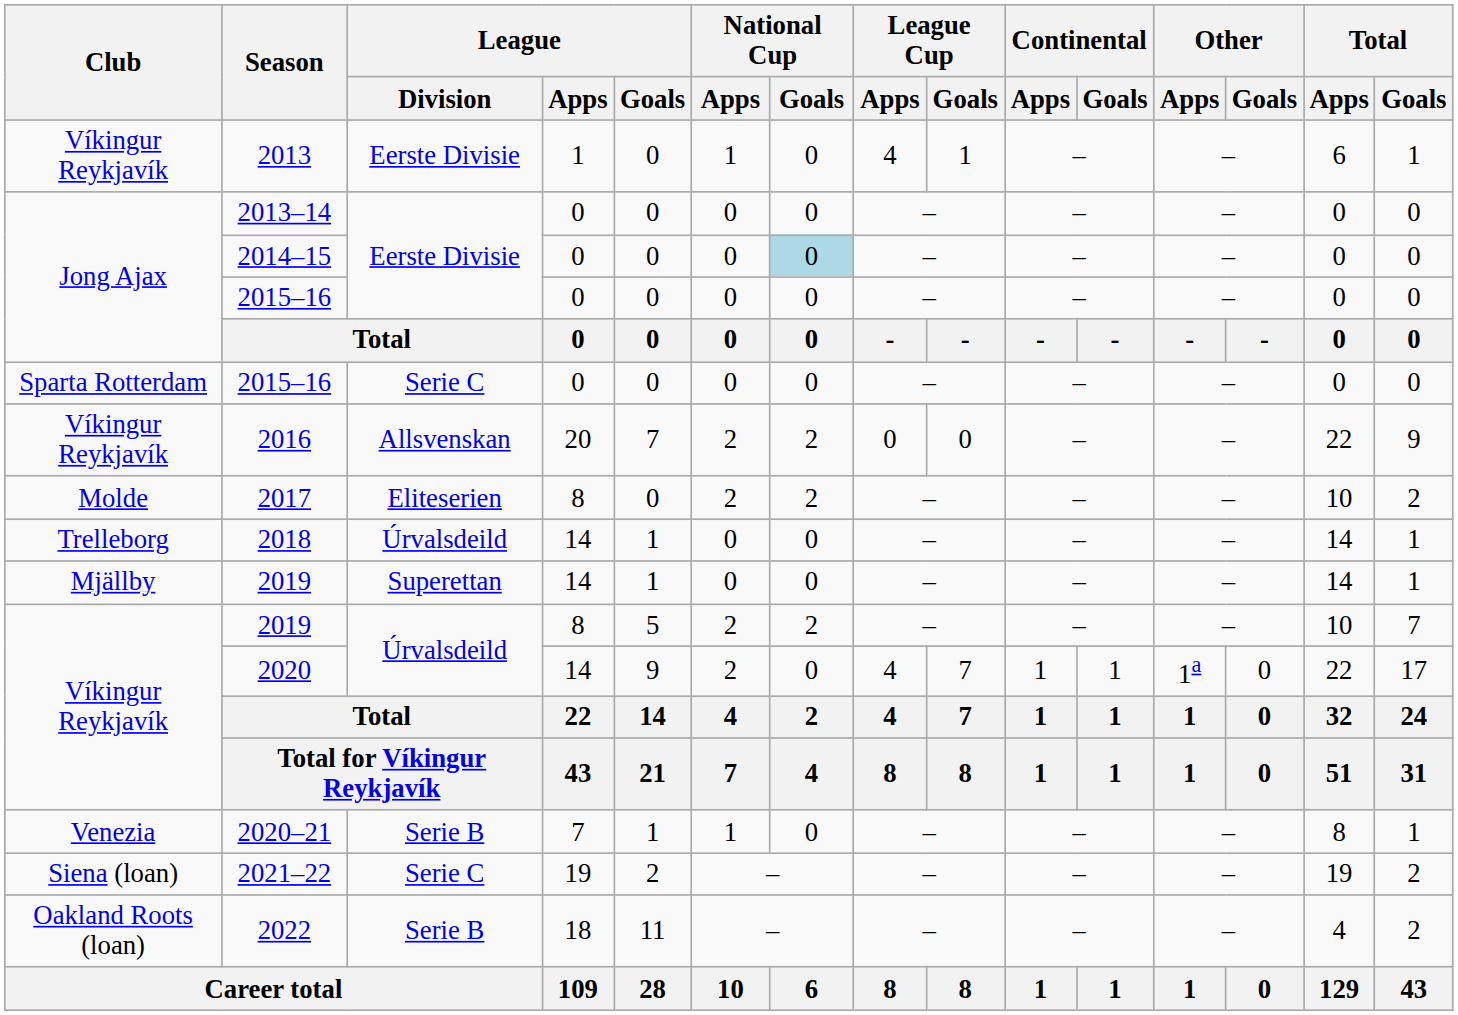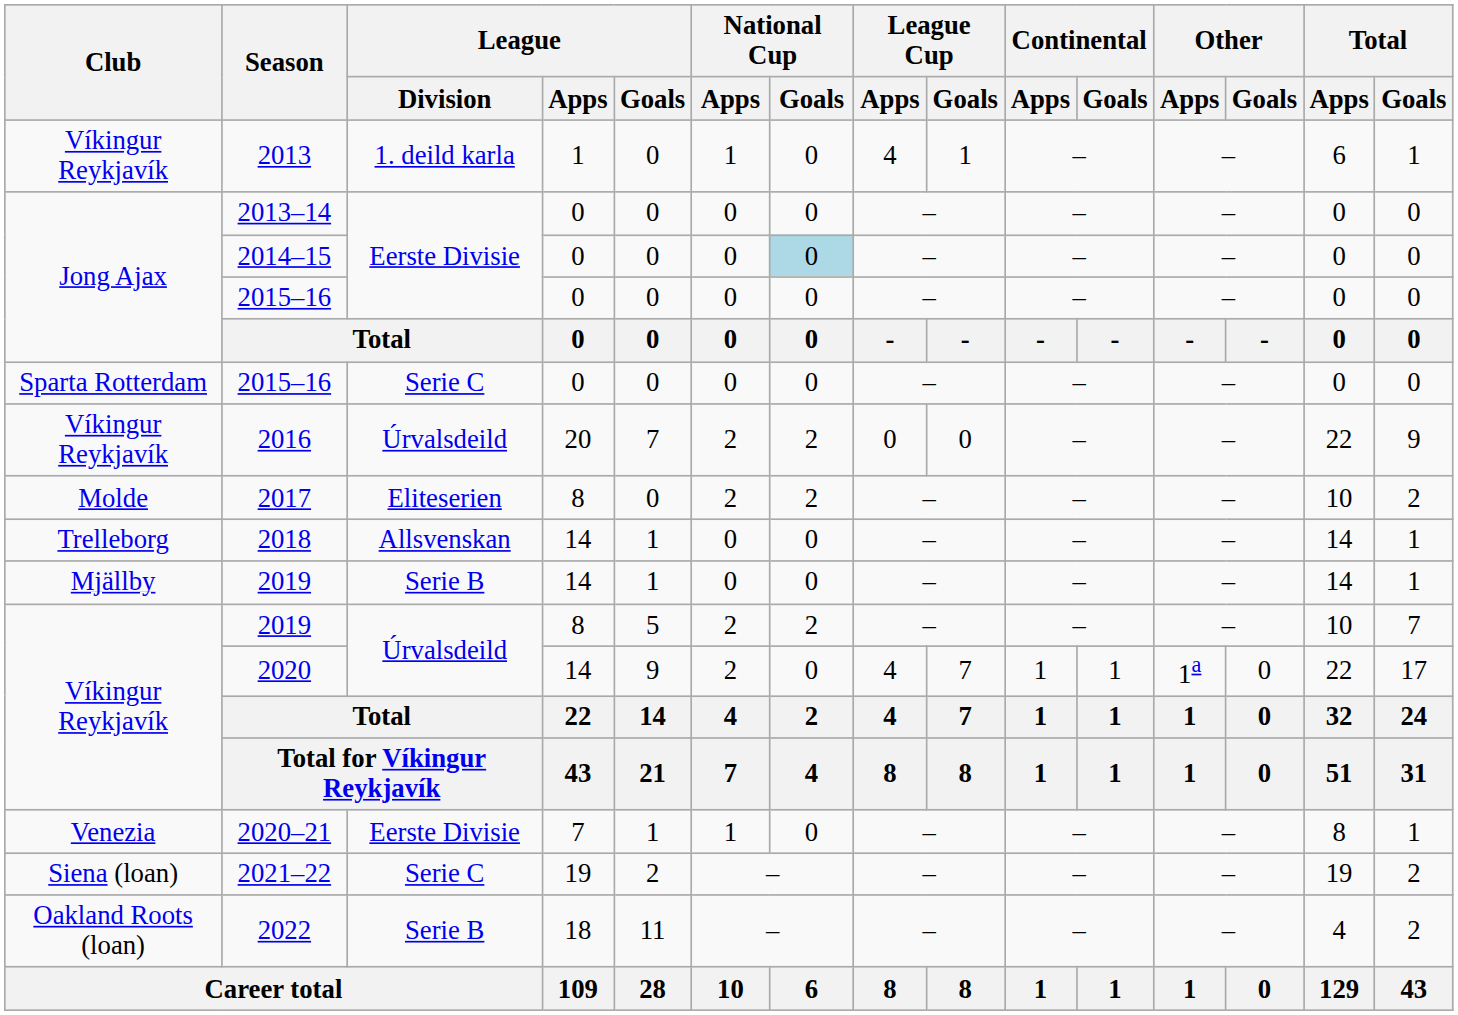(445, 155) Eerste Divisie -> (445, 155) 1. deild karla
(445, 439) Allsvenskan -> (445, 439) Úrvalsdeild
(445, 539) Úrvalsdeild -> (445, 539) Allsvenskan
(445, 582) Superettan -> (445, 582) Serie B
(445, 831) Serie B -> (445, 831) Eerste Divisie
